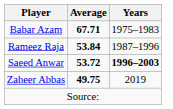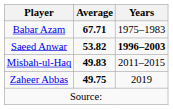- row: (36, 46)
(88, 63) 53.72 -> (95, 46) 53.82
+ row: (39, 63)
